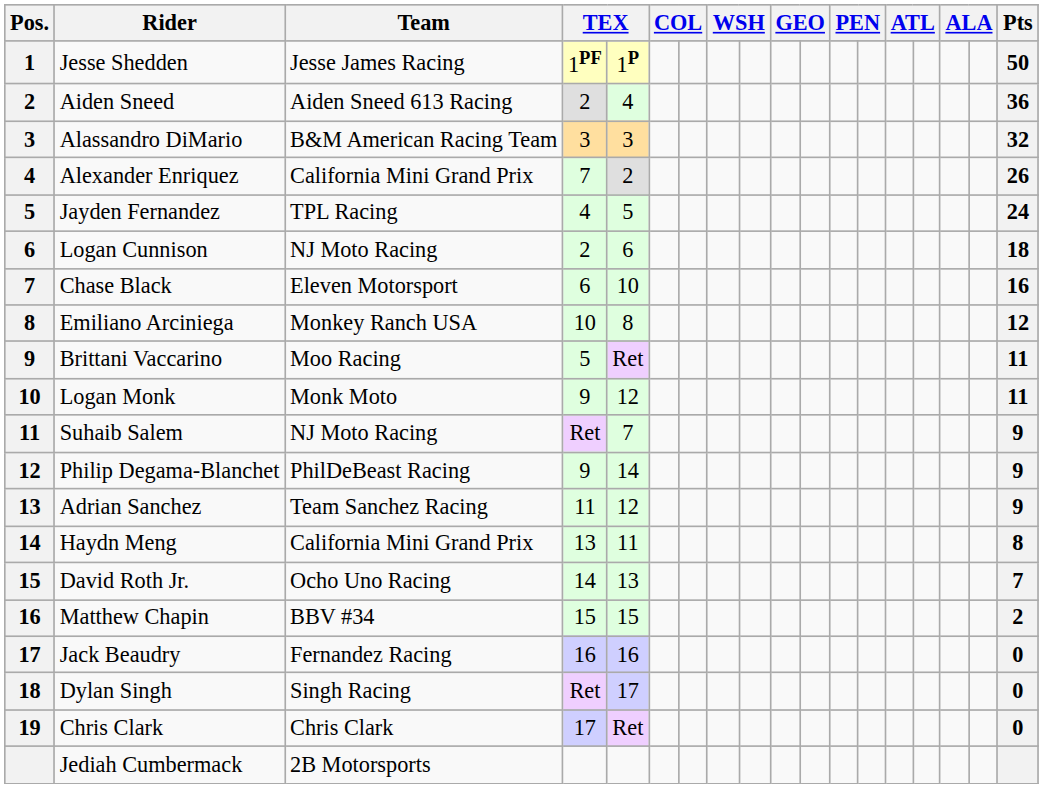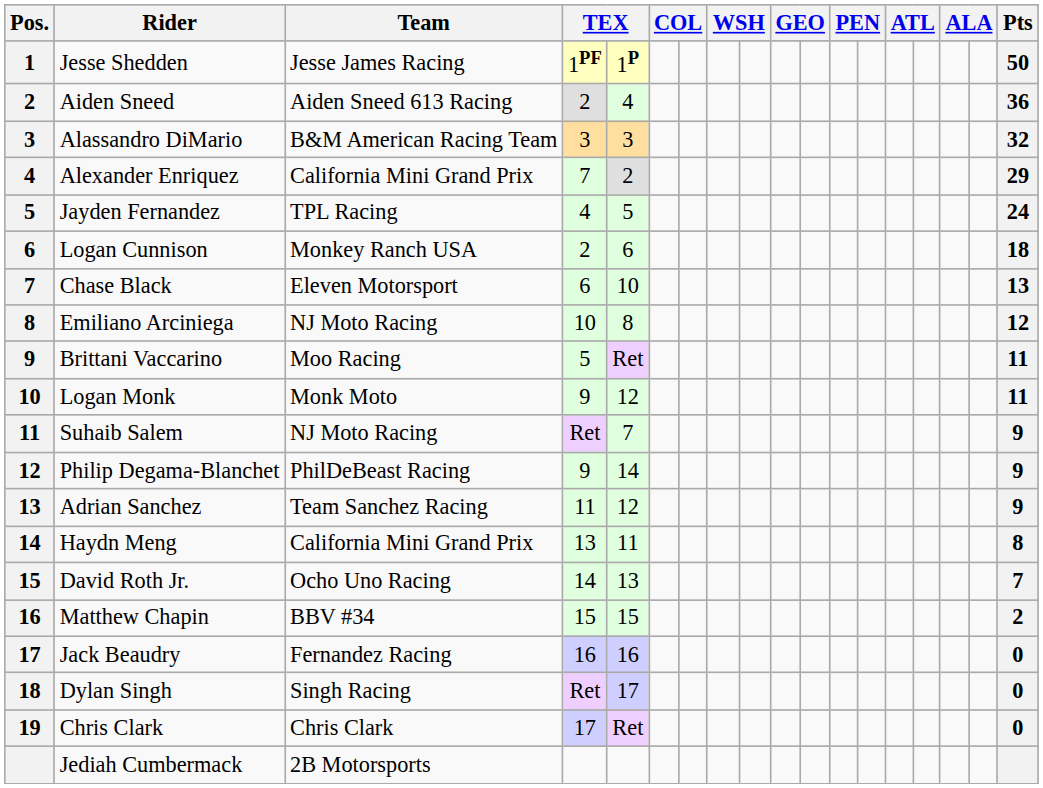(1018, 175) 26 -> (1018, 175) 29
(364, 249) NJ Moto Racing -> (384, 249) Monkey Ranch USA
(1018, 285) 16 -> (1018, 285) 13
(384, 322) Monkey Ranch USA -> (364, 322) NJ Moto Racing
